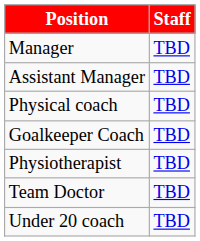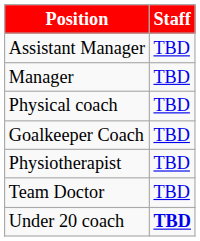rows swapped: (41, 47) <-> (77, 76)
(172, 221) normal -> (172, 221) bold
